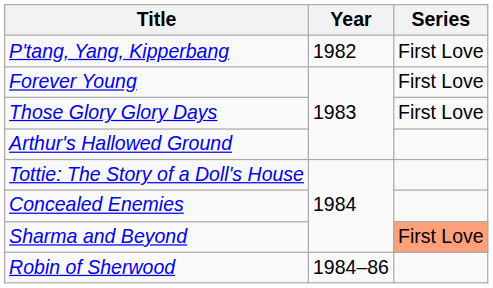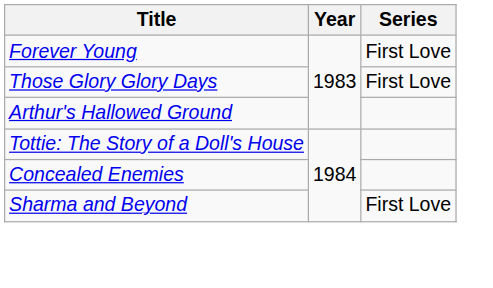- row: (119, 50)
(441, 236) lightsalmon background -> (408, 205) no background
- row: (92, 267)
